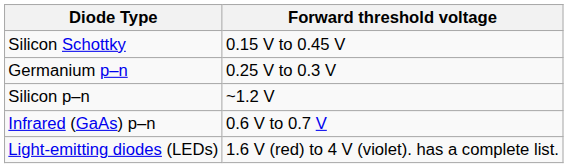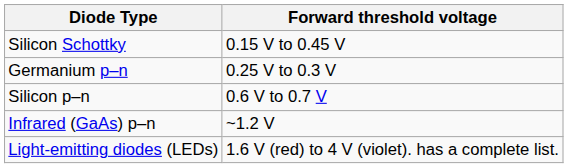(250, 96) ~1.2 V -> (276, 96) 0.6 V to 0.7 V
(276, 123) 0.6 V to 0.7 V -> (250, 123) ~1.2 V
